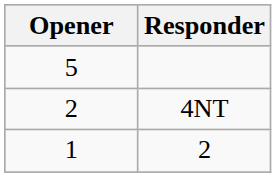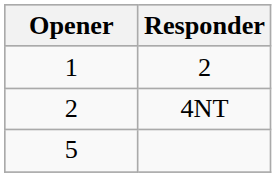rows swapped: (71, 150) <-> (71, 66)
